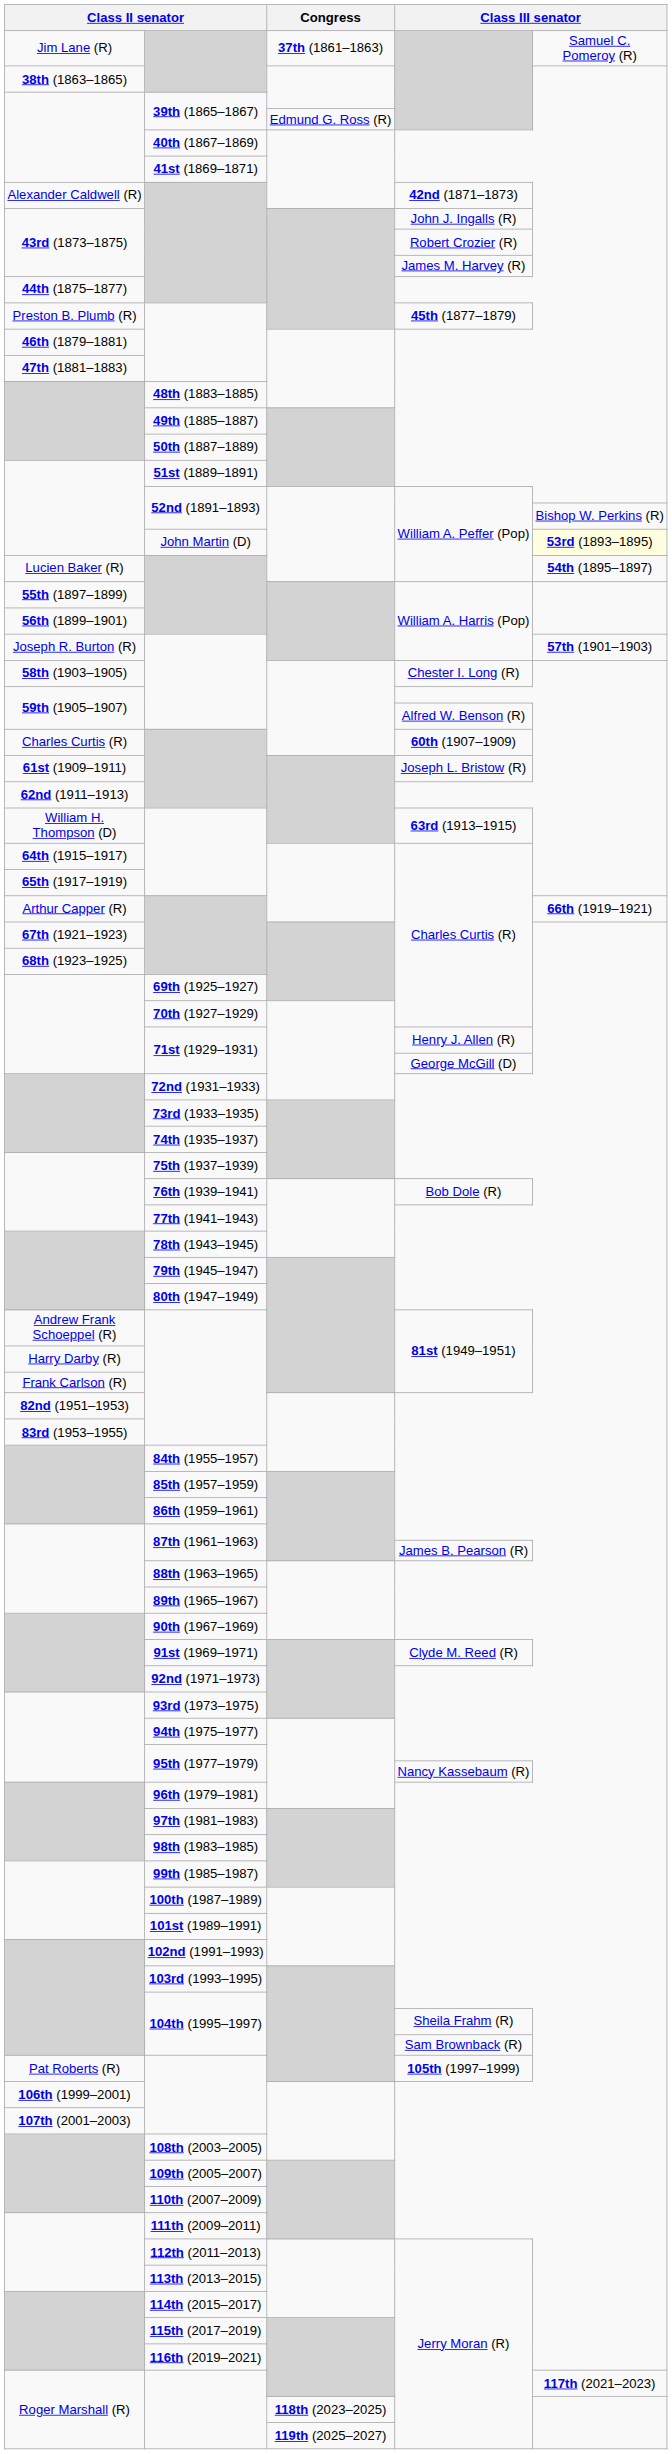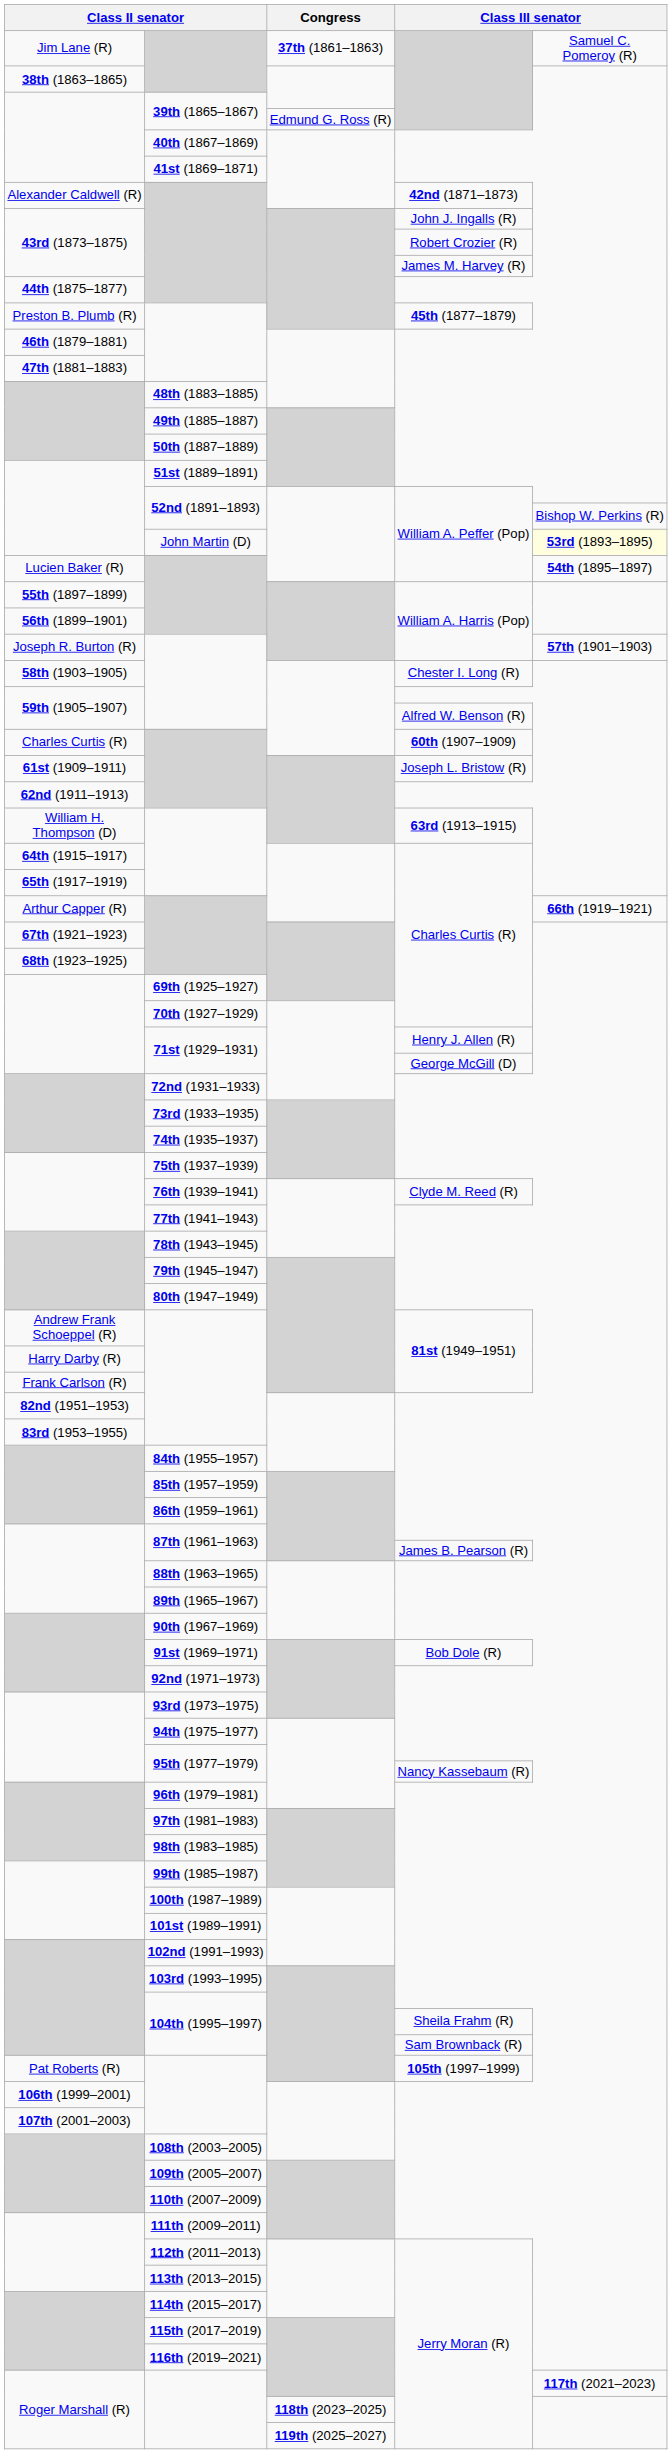(463, 1192) Bob Dole (R) -> (463, 1192) Clyde M. Reed (R)
(463, 1653) Clyde M. Reed (R) -> (463, 1653) Bob Dole (R)
